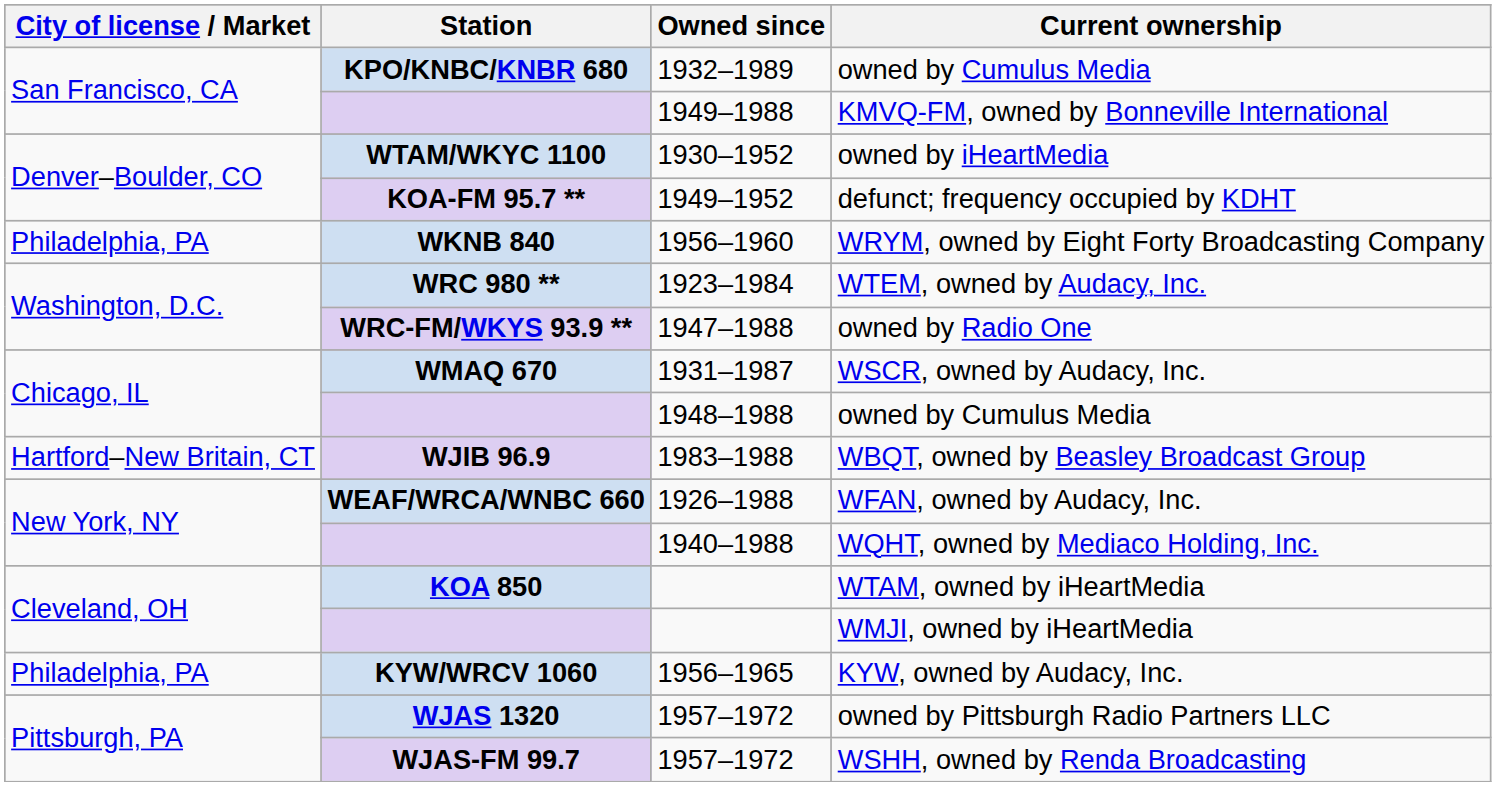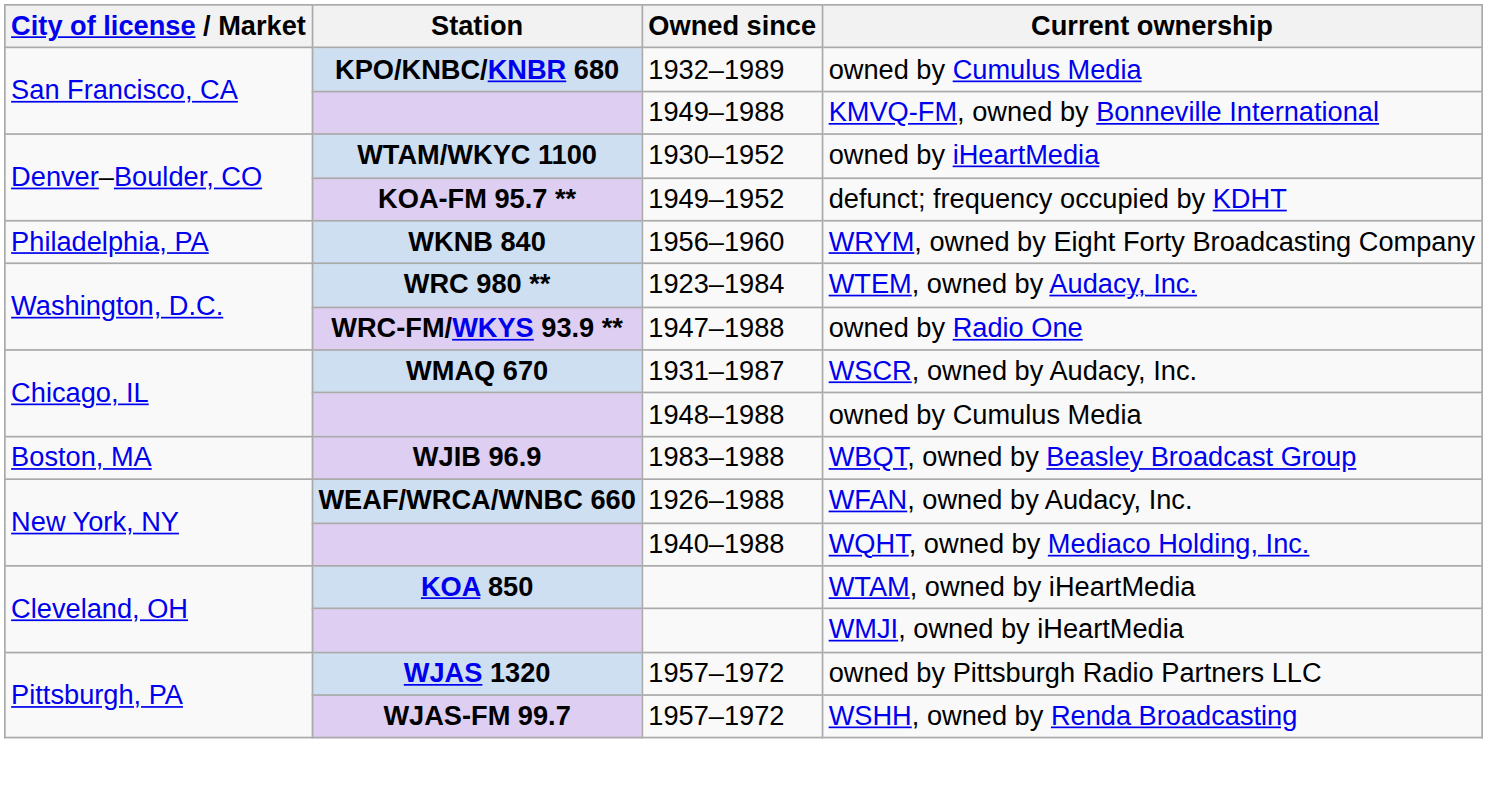(163, 457) Hartford–New Britain, CT -> (81, 457) Boston, MA
- row: (725, 673)
